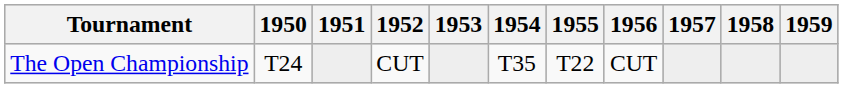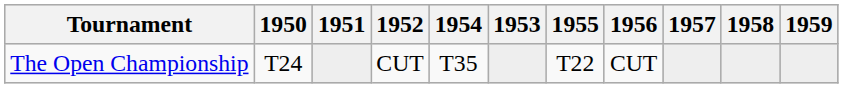columns swapped: (458, 24) <-> (517, 24)
